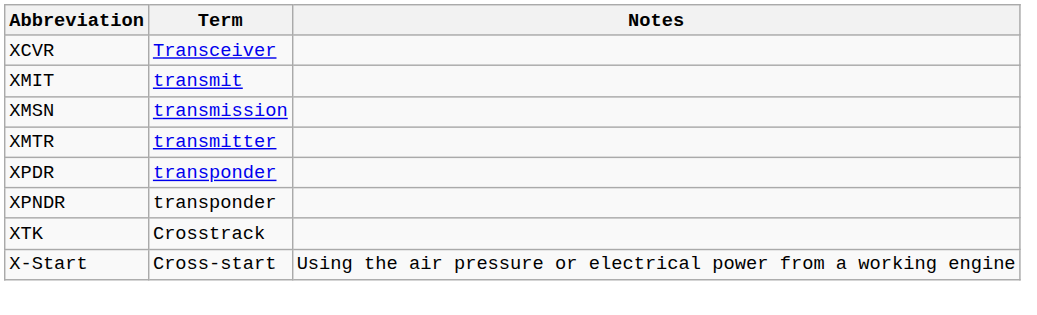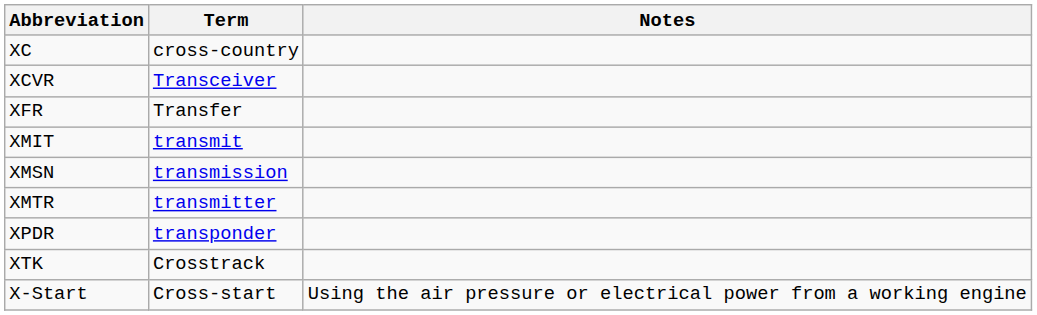+ row: (20, 50)
+ row: (26, 112)
- row: (37, 203)
